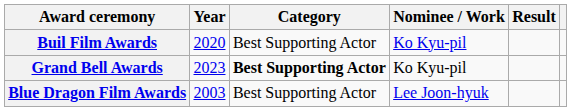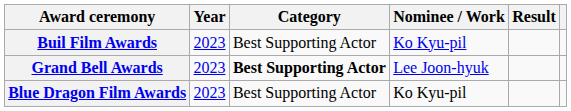(210, 42) 2020 -> (210, 42) 2023
(430, 67) Ko Kyu-pil -> (441, 67) Lee Joon-hyuk
(210, 93) 2003 -> (210, 93) 2023
(441, 93) Lee Joon-hyuk -> (430, 93) Ko Kyu-pil
